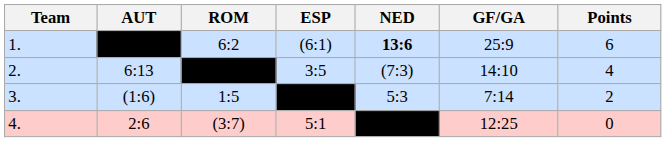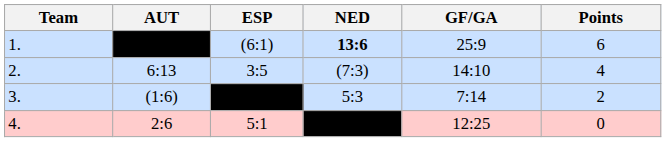- column: (229, 17)
